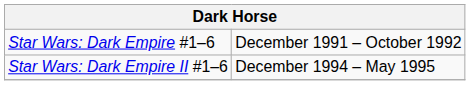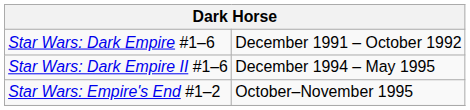+ row: (114, 92)
